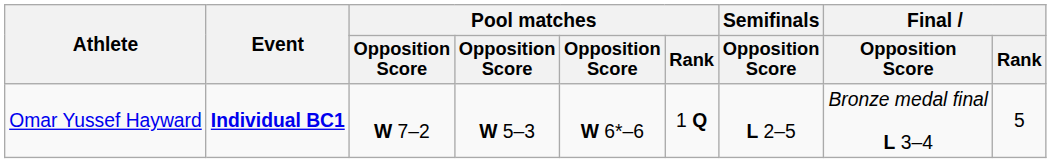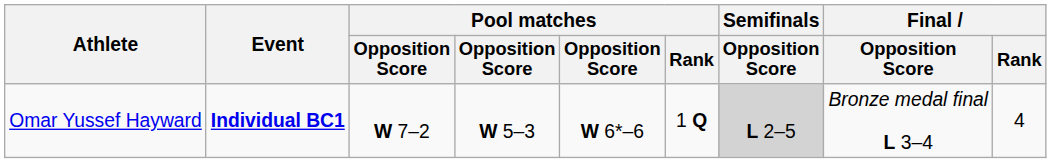(771, 132) no background -> (771, 132) lightgrey background
(1019, 121) 5 -> (1019, 121) 4
